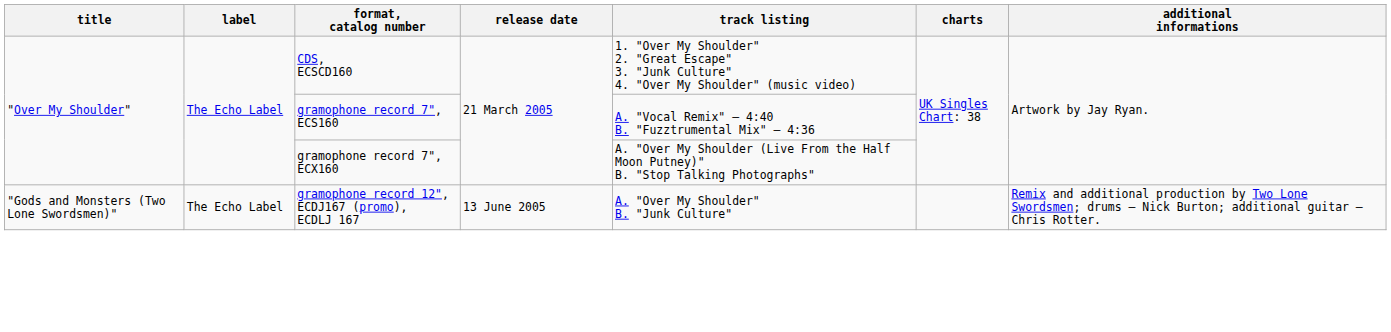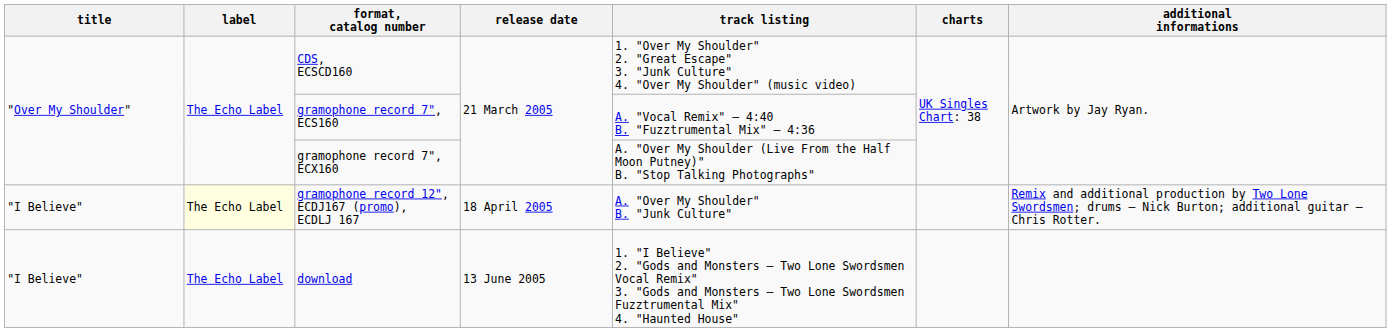(86, 207) "Gods and Monsters (Two Lone Swordsmen)" -> (45, 207) "I Believe"
(235, 207) no background -> (235, 207) lightyellow background
(504, 207) 13 June 2005 -> (508, 207) 18 April 2005
+ row: (325, 279)
